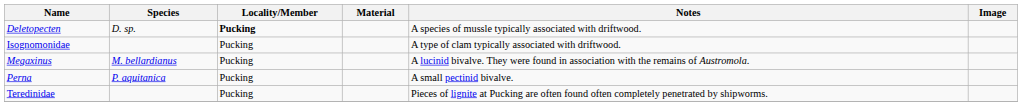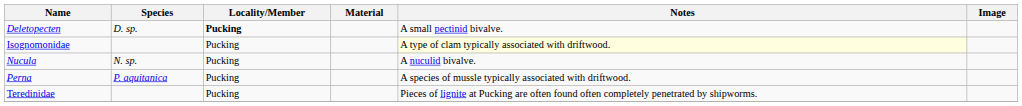(526, 28) A species of mussle typically associated with driftwood. -> (452, 28) A small pectinid bivalve.
(516, 45) no background -> (505, 45) lightyellow background
- row: (29, 61)
+ row: (21, 61)
(462, 77) A small pectinid bivalve. -> (516, 77) A species of mussle typically associated with driftwood.
